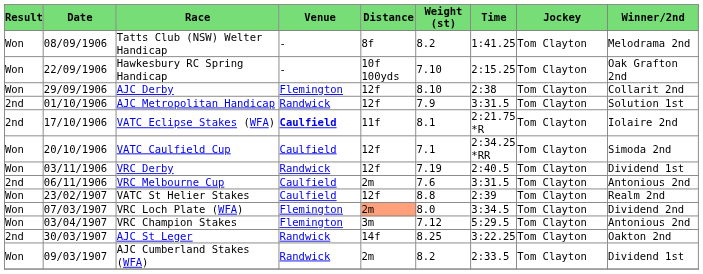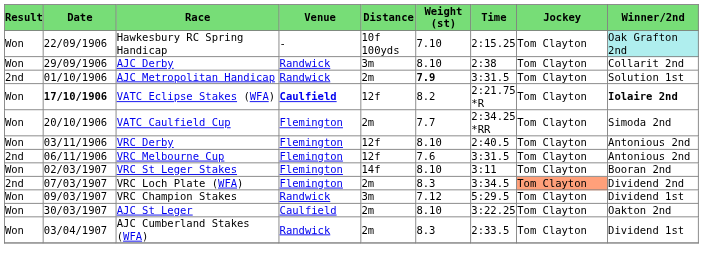- row: (190, 44)
(643, 70) no background -> (643, 44) paleturquoise background
(311, 90) Flemington -> (305, 63) Randwick
(371, 89) 12f -> (368, 63) 3m
(371, 103) 12f -> (368, 77) 2m
(426, 103) normal -> (426, 77) bold
(14, 123) 2nd -> (14, 97) Won
(75, 123) normal -> (75, 97) bold
(371, 123) 11f -> (371, 97) 12f
(426, 123) 8.1 -> (426, 97) 8.2
(643, 123) normal -> (643, 97) bold
(308, 149) Caulfield -> (311, 123) Flemington
(371, 149) 12f -> (368, 123) 2m
(426, 149) 7.1 -> (426, 123) 7.7
(305, 169) Randwick -> (311, 143) Flemington
(429, 169) 7.19 -> (429, 143) 8.10
(646, 169) Dividend 1st -> (649, 143) Antonious 2nd
(308, 182) Caulfield -> (311, 156) Flemington
(368, 182) 2m -> (371, 156) 12f
- row: (183, 196)
+ row: (177, 170)
(14, 209) Won -> (14, 183) 2nd
(368, 209) lightsalmon background -> (368, 183) no background
(426, 209) 8.0 -> (426, 183) 8.3
(552, 209) no background -> (552, 183) lightsalmon background
(75, 223) 03/04/1907 -> (75, 197) 09/03/1907
(311, 223) Flemington -> (305, 197) Randwick
(649, 223) Antonious 2nd -> (646, 197) Dividend 1st
(14, 236) 2nd -> (14, 210) Won
(305, 236) Randwick -> (308, 210) Caulfield
(371, 236) 14f -> (368, 210) 2m
(429, 236) 8.25 -> (429, 210) 8.10
(75, 256) 09/03/1907 -> (75, 230) 03/04/1907
(426, 256) 8.2 -> (426, 230) 8.3
